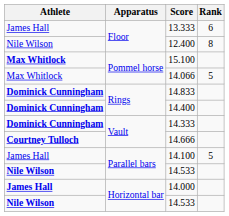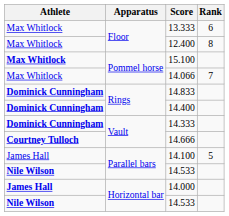(28, 28) James Hall -> (34, 28) Max Whitlock
(30, 44) Nile Wilson -> (34, 44) Max Whitlock
(211, 76) 5 -> (211, 76) 7
